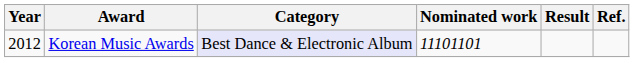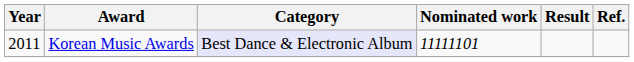(25, 43) 2012 -> (24, 43) 2011
(451, 43) 11101101 -> (450, 43) 11111101
